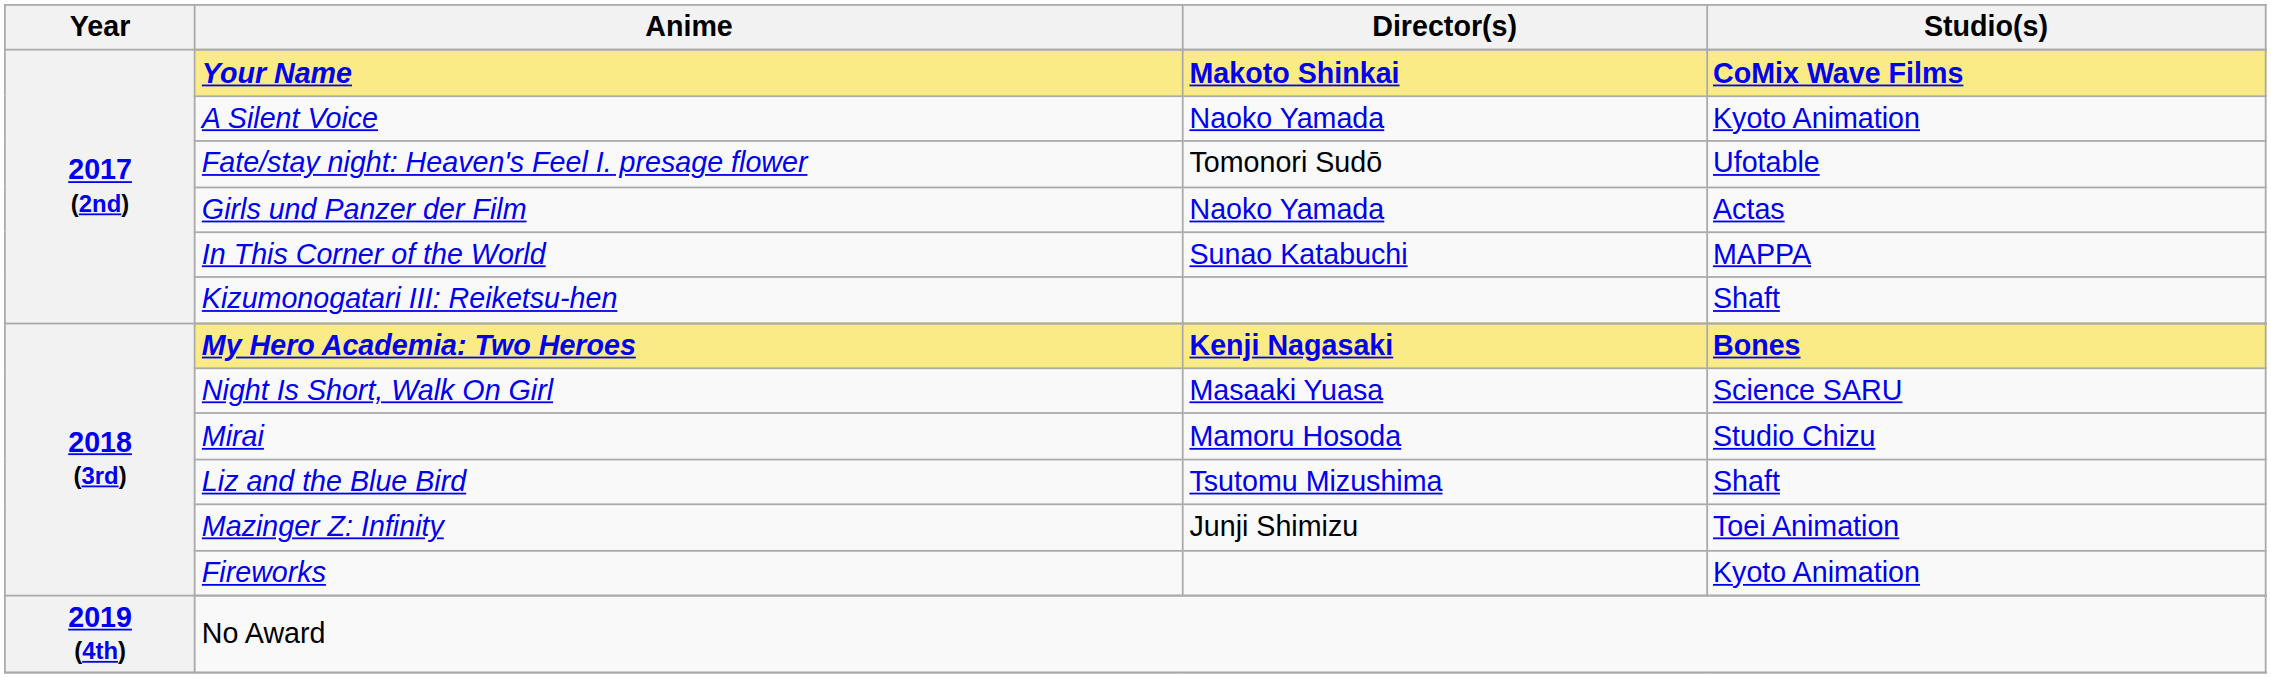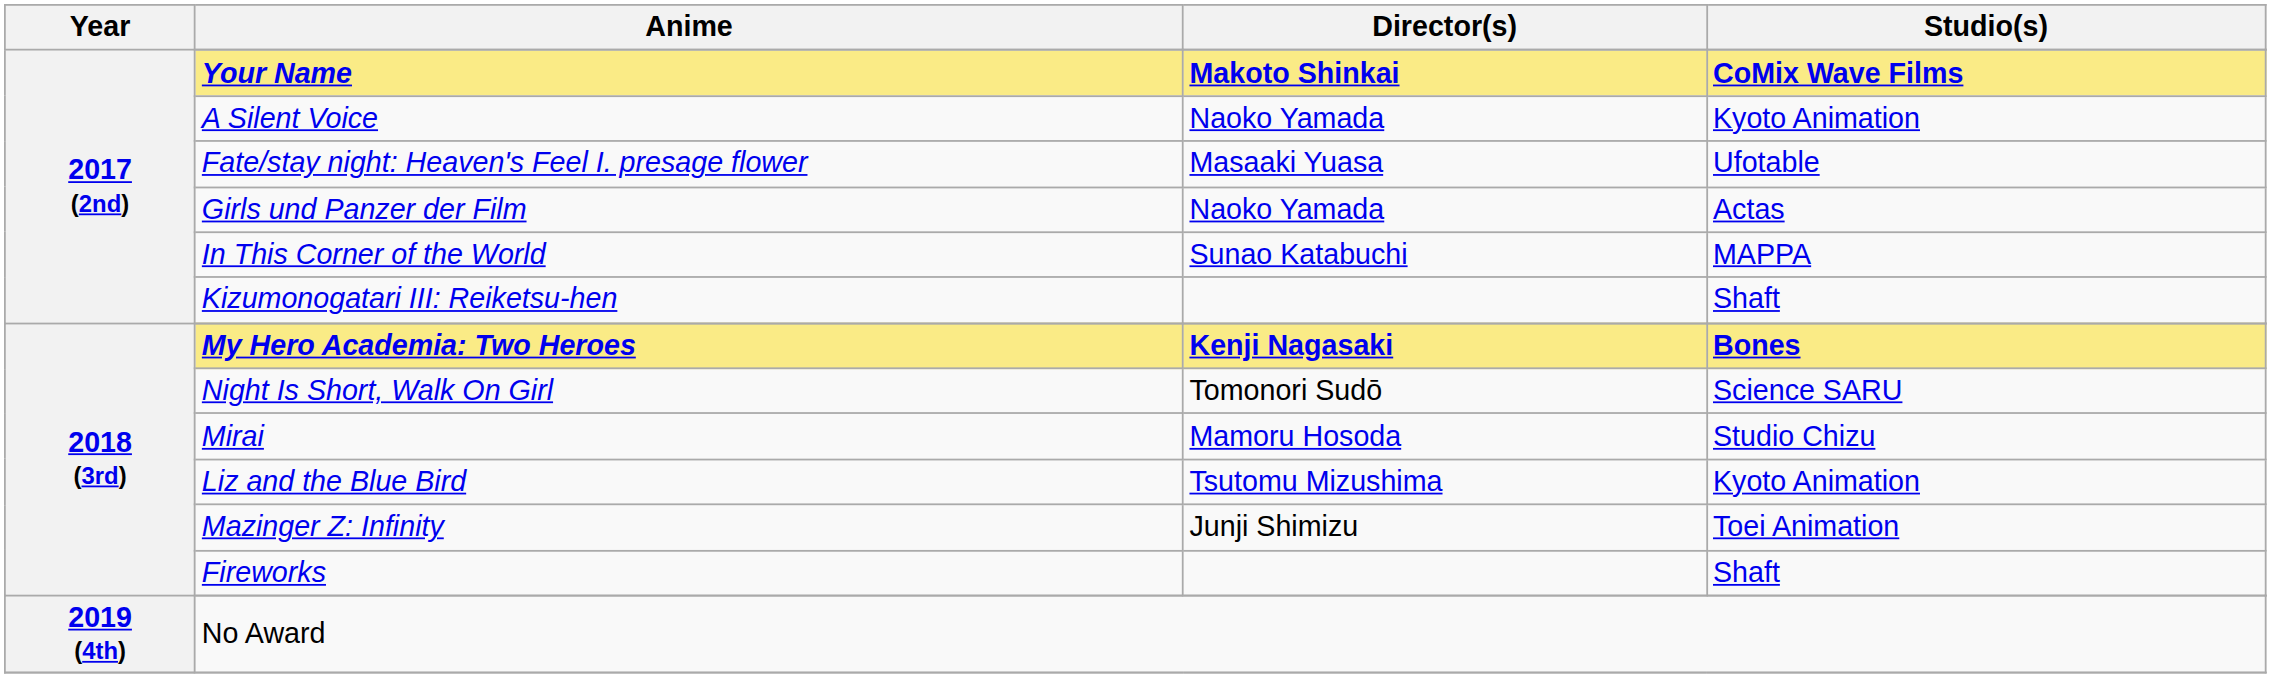(1286, 163) Tomonori Sudō -> (1286, 163) Masaaki Yuasa
(1286, 390) Masaaki Yuasa -> (1286, 390) Tomonori Sudō
(1746, 481) Shaft -> (1816, 481) Kyoto Animation
(1816, 572) Kyoto Animation -> (1746, 572) Shaft
